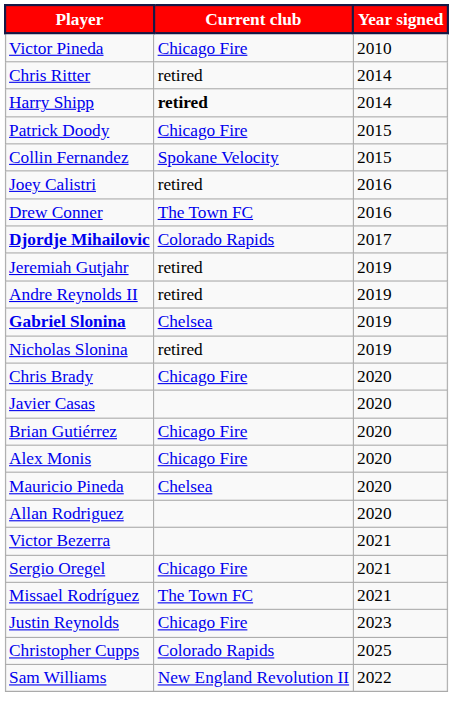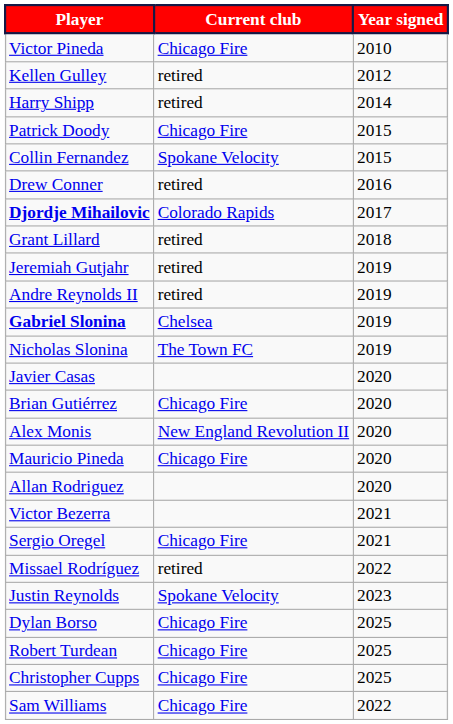+ row: (58, 75)
- row: (50, 75)
(183, 102) bold -> (180, 102) normal
- row: (52, 184)
(205, 212) The Town FC -> (180, 184) retired
+ row: (54, 239)
(180, 349) retired -> (205, 349) The Town FC
- row: (51, 376)
(203, 458) Chicago Fire -> (253, 431) New England Revolution II
(185, 486) Chelsea -> (203, 458) Chicago Fire
(205, 595) The Town FC -> (180, 568) retired
(374, 595) 2021 -> (374, 568) 2022
(203, 623) Chicago Fire -> (218, 595) Spokane Velocity
+ row: (53, 623)
+ row: (63, 650)
(216, 650) Colorado Rapids -> (203, 678) Chicago Fire
(253, 678) New England Revolution II -> (203, 705) Chicago Fire
